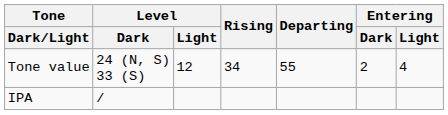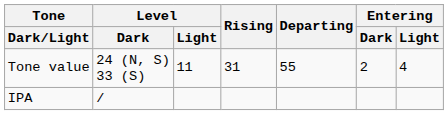(185, 68) 12 -> (185, 68) 11
(232, 68) 34 -> (232, 68) 31
